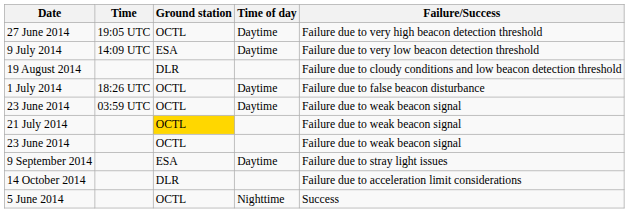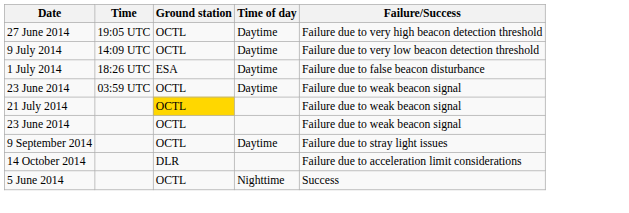(167, 50) ESA -> (171, 50) OCTL
- row: (44, 69)
(171, 87) OCTL -> (167, 69) ESA
(167, 161) ESA -> (171, 143) OCTL
